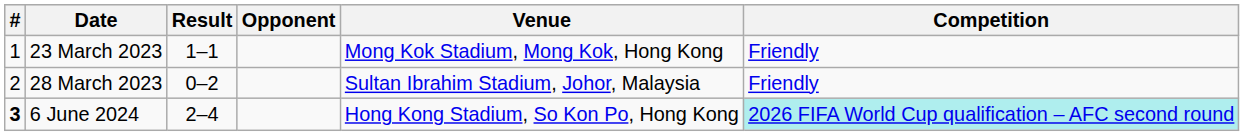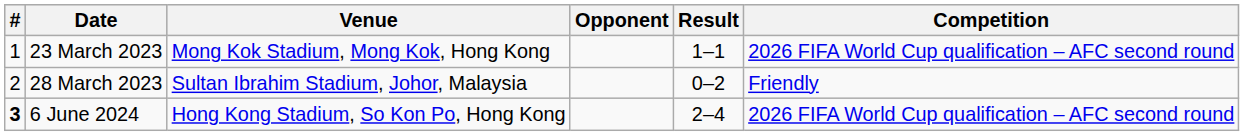columns swapped: (542, 20) <-> (202, 20)
(783, 51) Friendly -> (991, 51) 2026 FIFA World Cup qualification – AFC second round
(991, 114) paleturquoise background -> (991, 114) no background
